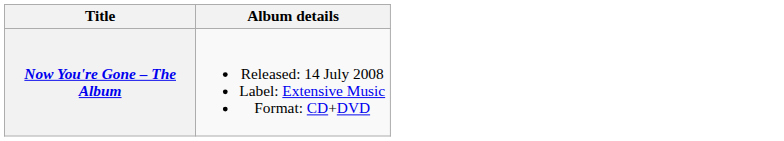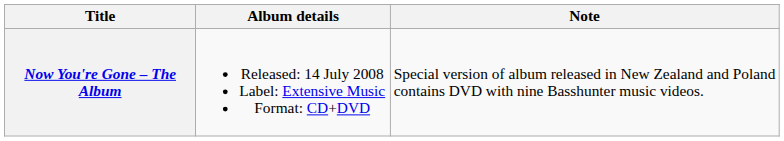+ column: (585, 16)
